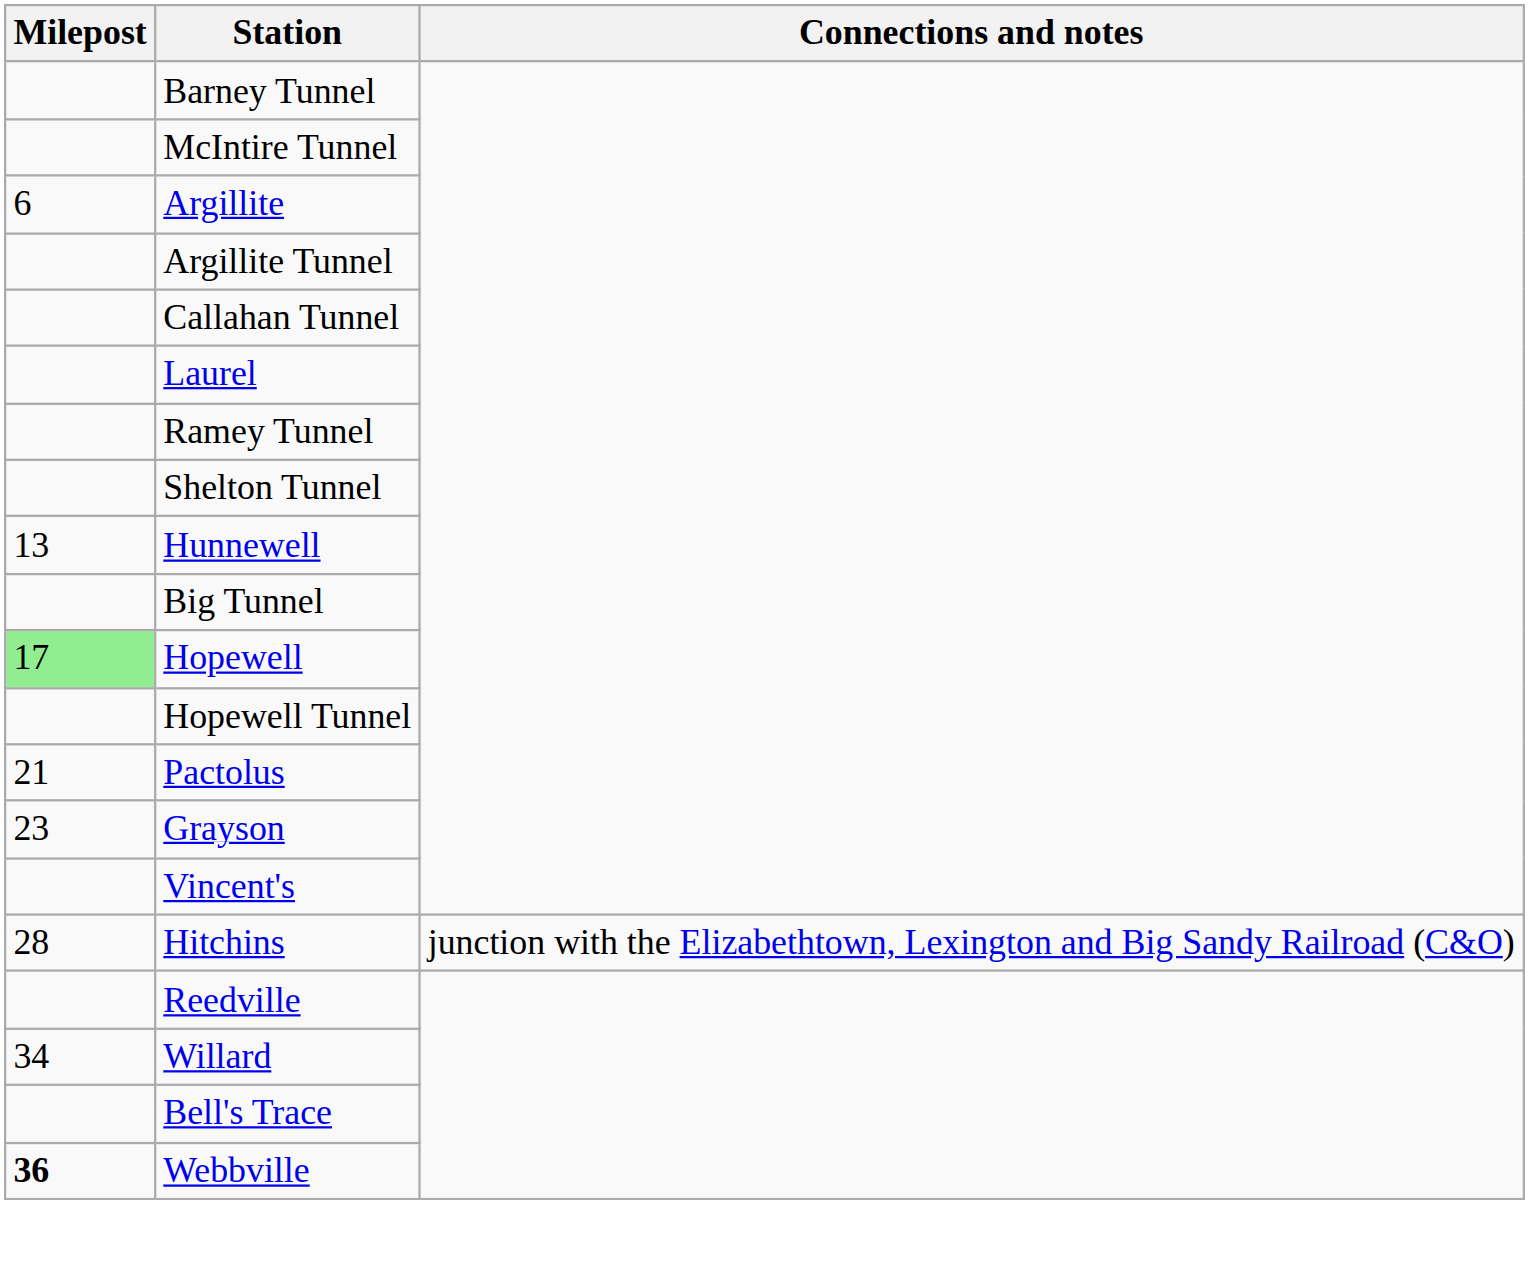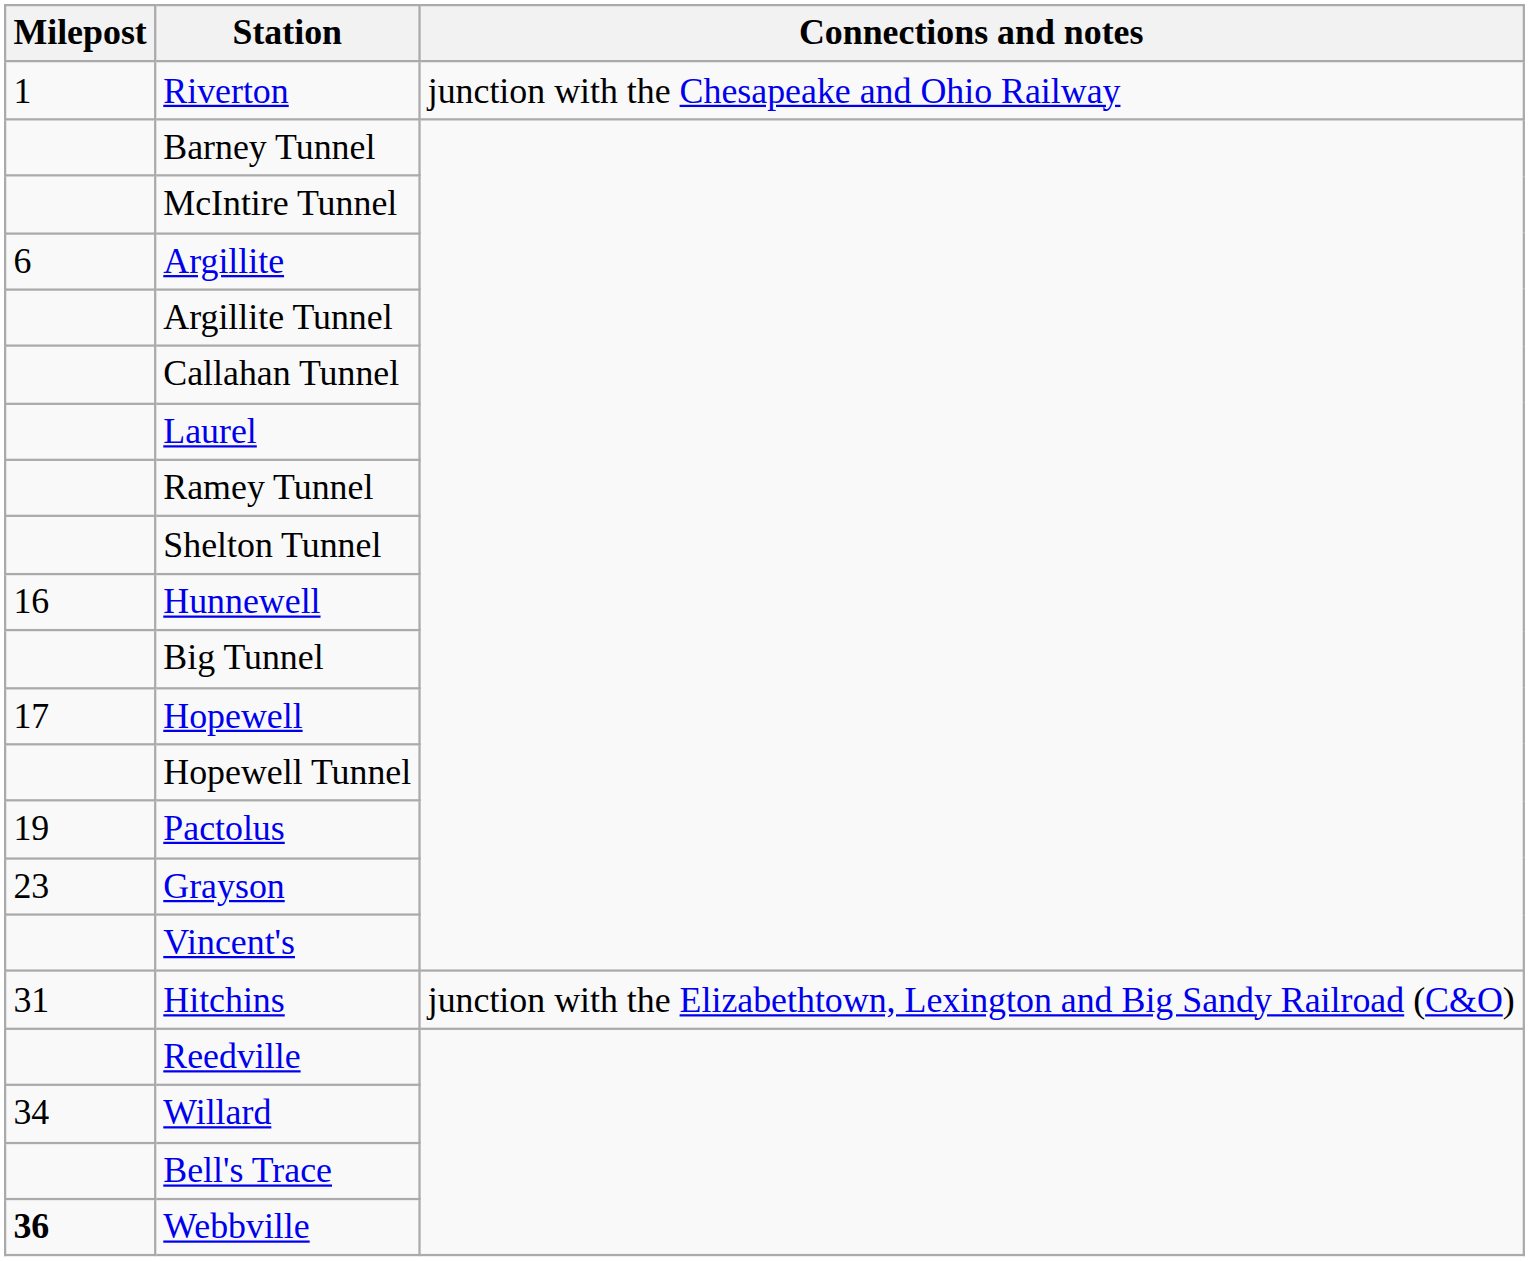+ row: (226, 89)
(31, 544) 13 -> (31, 601) 16
(31, 658) lightgreen background -> (31, 714) no background
(31, 771) 21 -> (31, 828) 19
(31, 942) 28 -> (31, 999) 31
